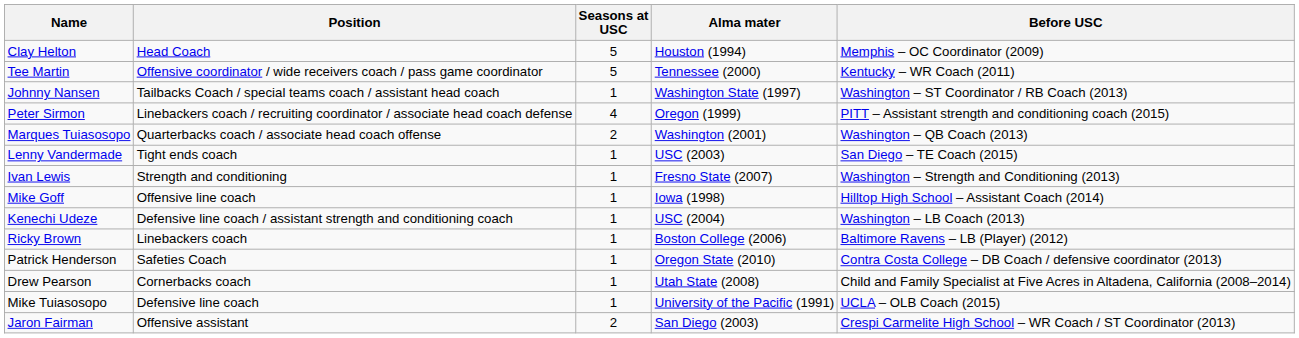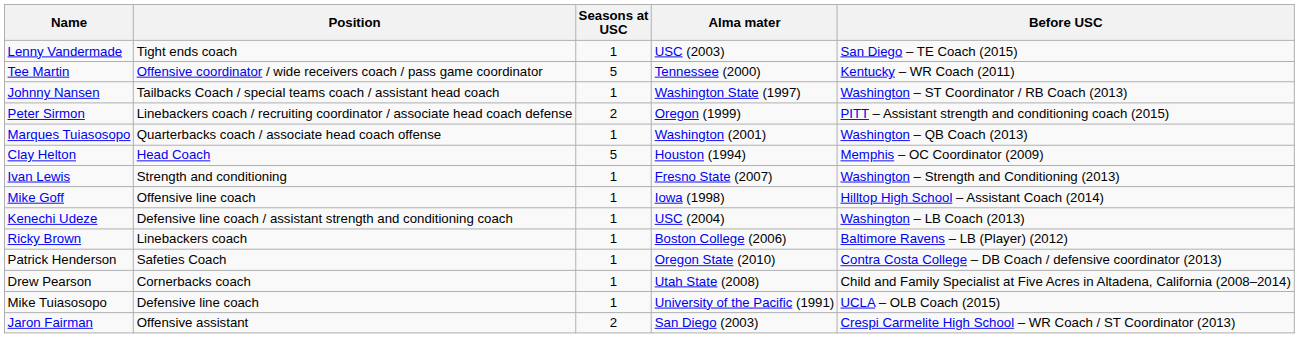rows swapped: (42, 51) <-> (65, 156)
(614, 114) 4 -> (614, 114) 2
(614, 135) 2 -> (614, 135) 1
